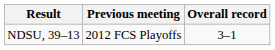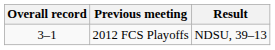columns swapped: (227, 14) <-> (43, 14)
